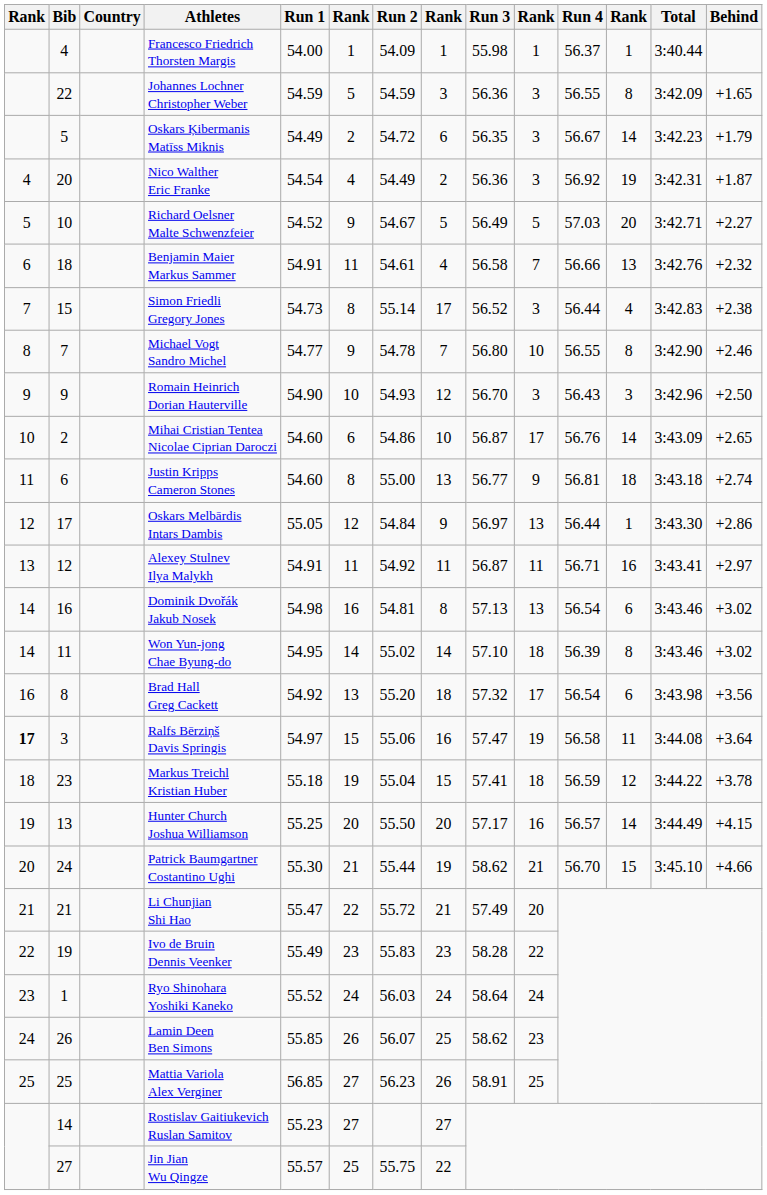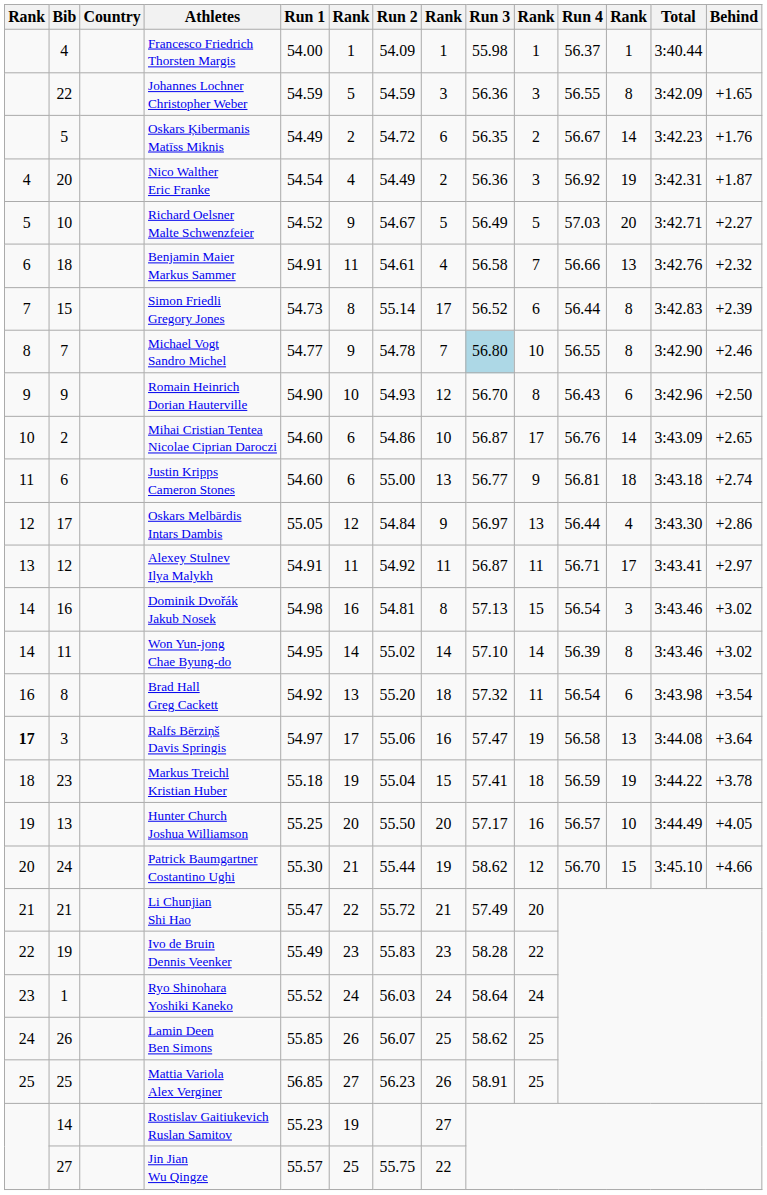(536, 136) 3 -> (536, 136) 2
(734, 136) +1.79 -> (734, 136) +1.76
(536, 308) 3 -> (536, 308) 6
(629, 308) 4 -> (629, 308) 8
(734, 308) +2.38 -> (734, 308) +2.39
(490, 351) no background -> (490, 351) lightblue background
(536, 394) 3 -> (536, 394) 8
(629, 394) 3 -> (629, 394) 6
(351, 480) 8 -> (351, 480) 6
(629, 523) 1 -> (629, 523) 4
(629, 566) 16 -> (629, 566) 17
(536, 609) 13 -> (536, 609) 15
(629, 609) 6 -> (629, 609) 3
(536, 652) 18 -> (536, 652) 14
(536, 695) 17 -> (536, 695) 11
(734, 695) +3.56 -> (734, 695) +3.54
(351, 738) 15 -> (351, 738) 17
(629, 738) 11 -> (629, 738) 13
(629, 781) 12 -> (629, 781) 19
(629, 824) 14 -> (629, 824) 10
(734, 824) +4.15 -> (734, 824) +4.05
(536, 866) 21 -> (536, 866) 12
(536, 1038) 23 -> (536, 1038) 25
(351, 1124) 27 -> (351, 1124) 19
